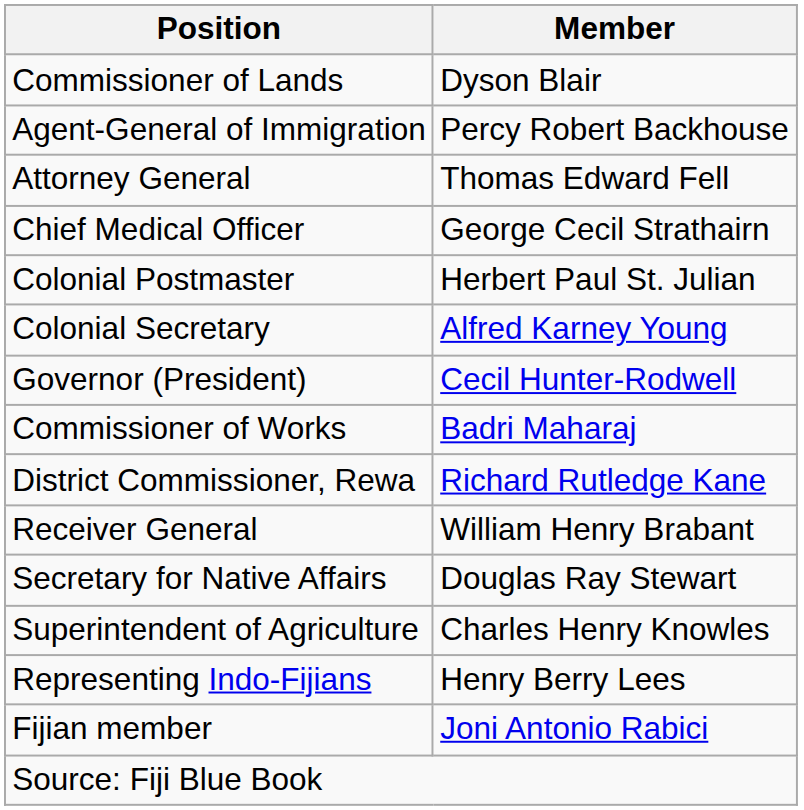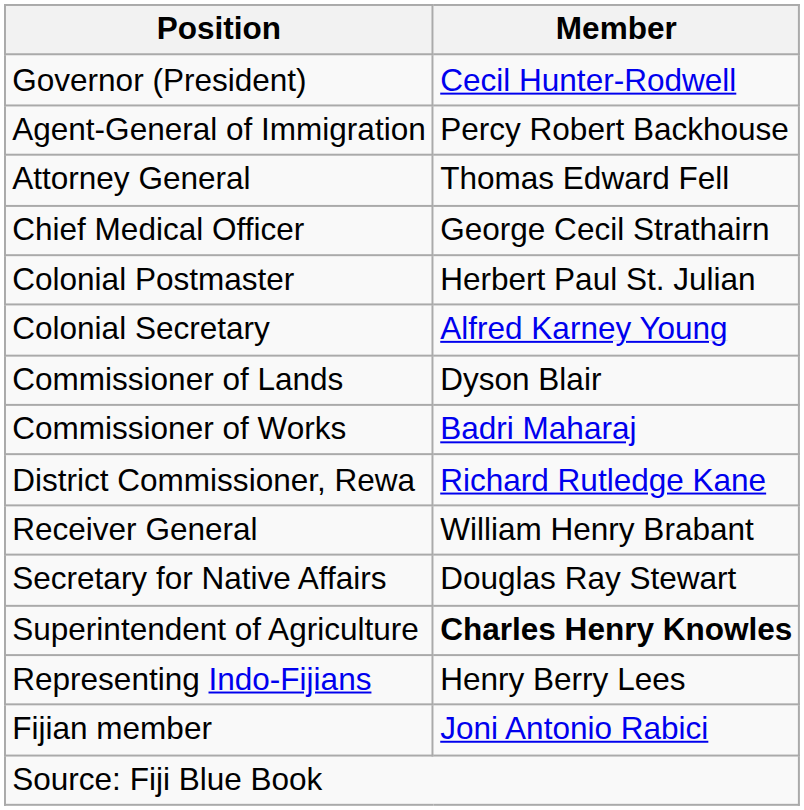rows swapped: (159, 379) <-> (178, 79)
(605, 629) normal -> (616, 629) bold
